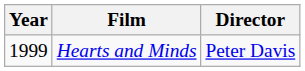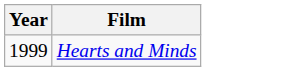- column: (250, 19)
